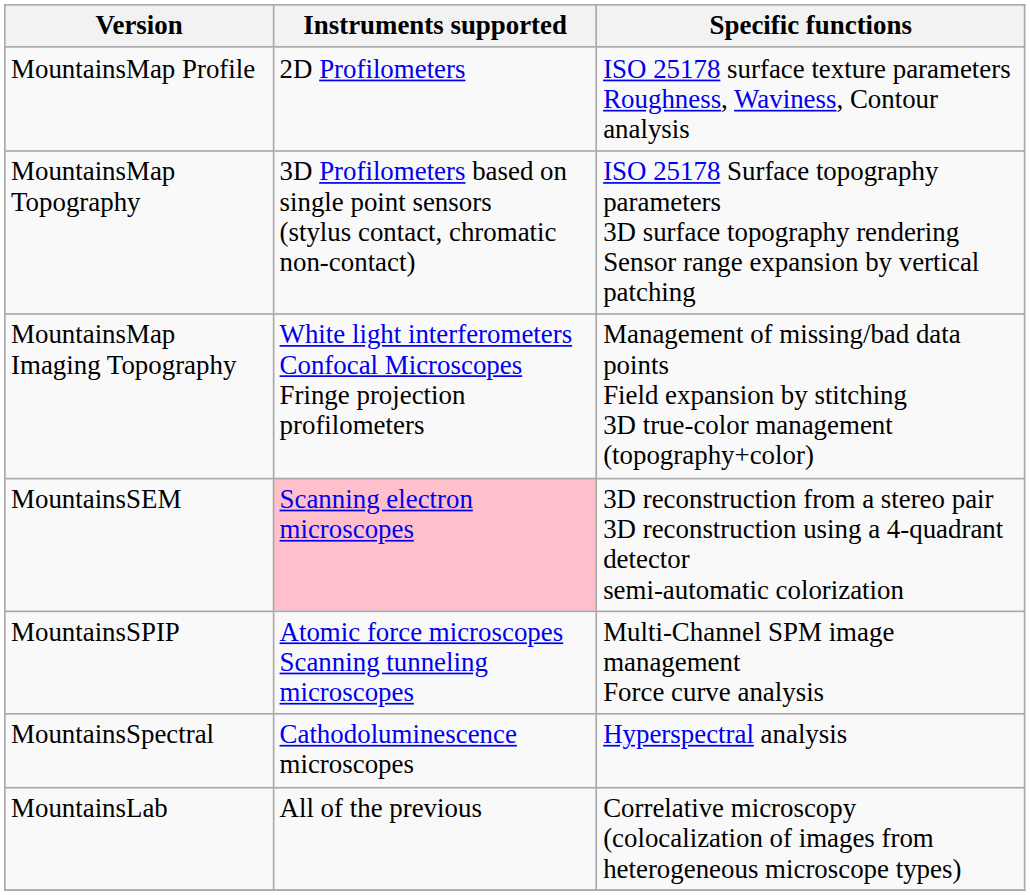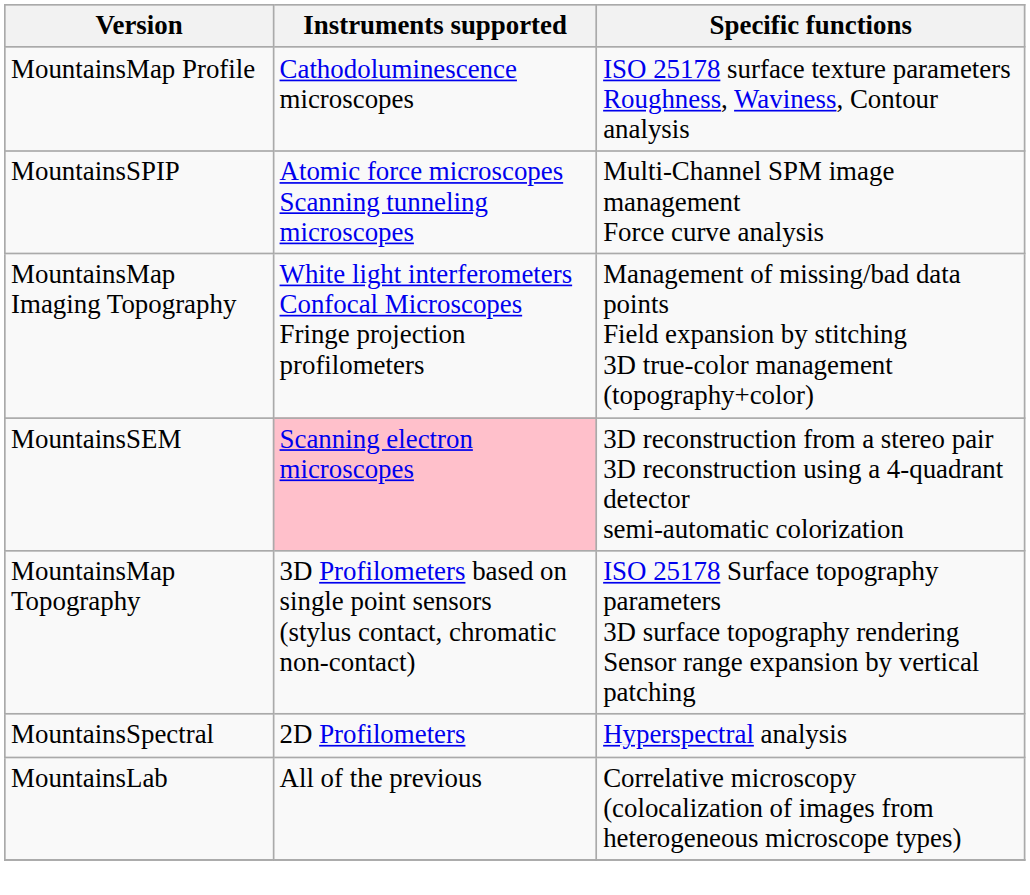(372, 68) 2D Profilometers -> (398, 83) Cathodoluminescence microscopes
rows swapped: (93, 186) <-> (95, 632)
(398, 750) Cathodoluminescence microscopes -> (372, 735) 2D Profilometers
